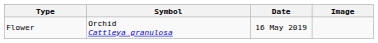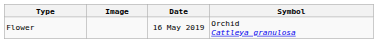columns swapped: (168, 11) <-> (343, 11)
